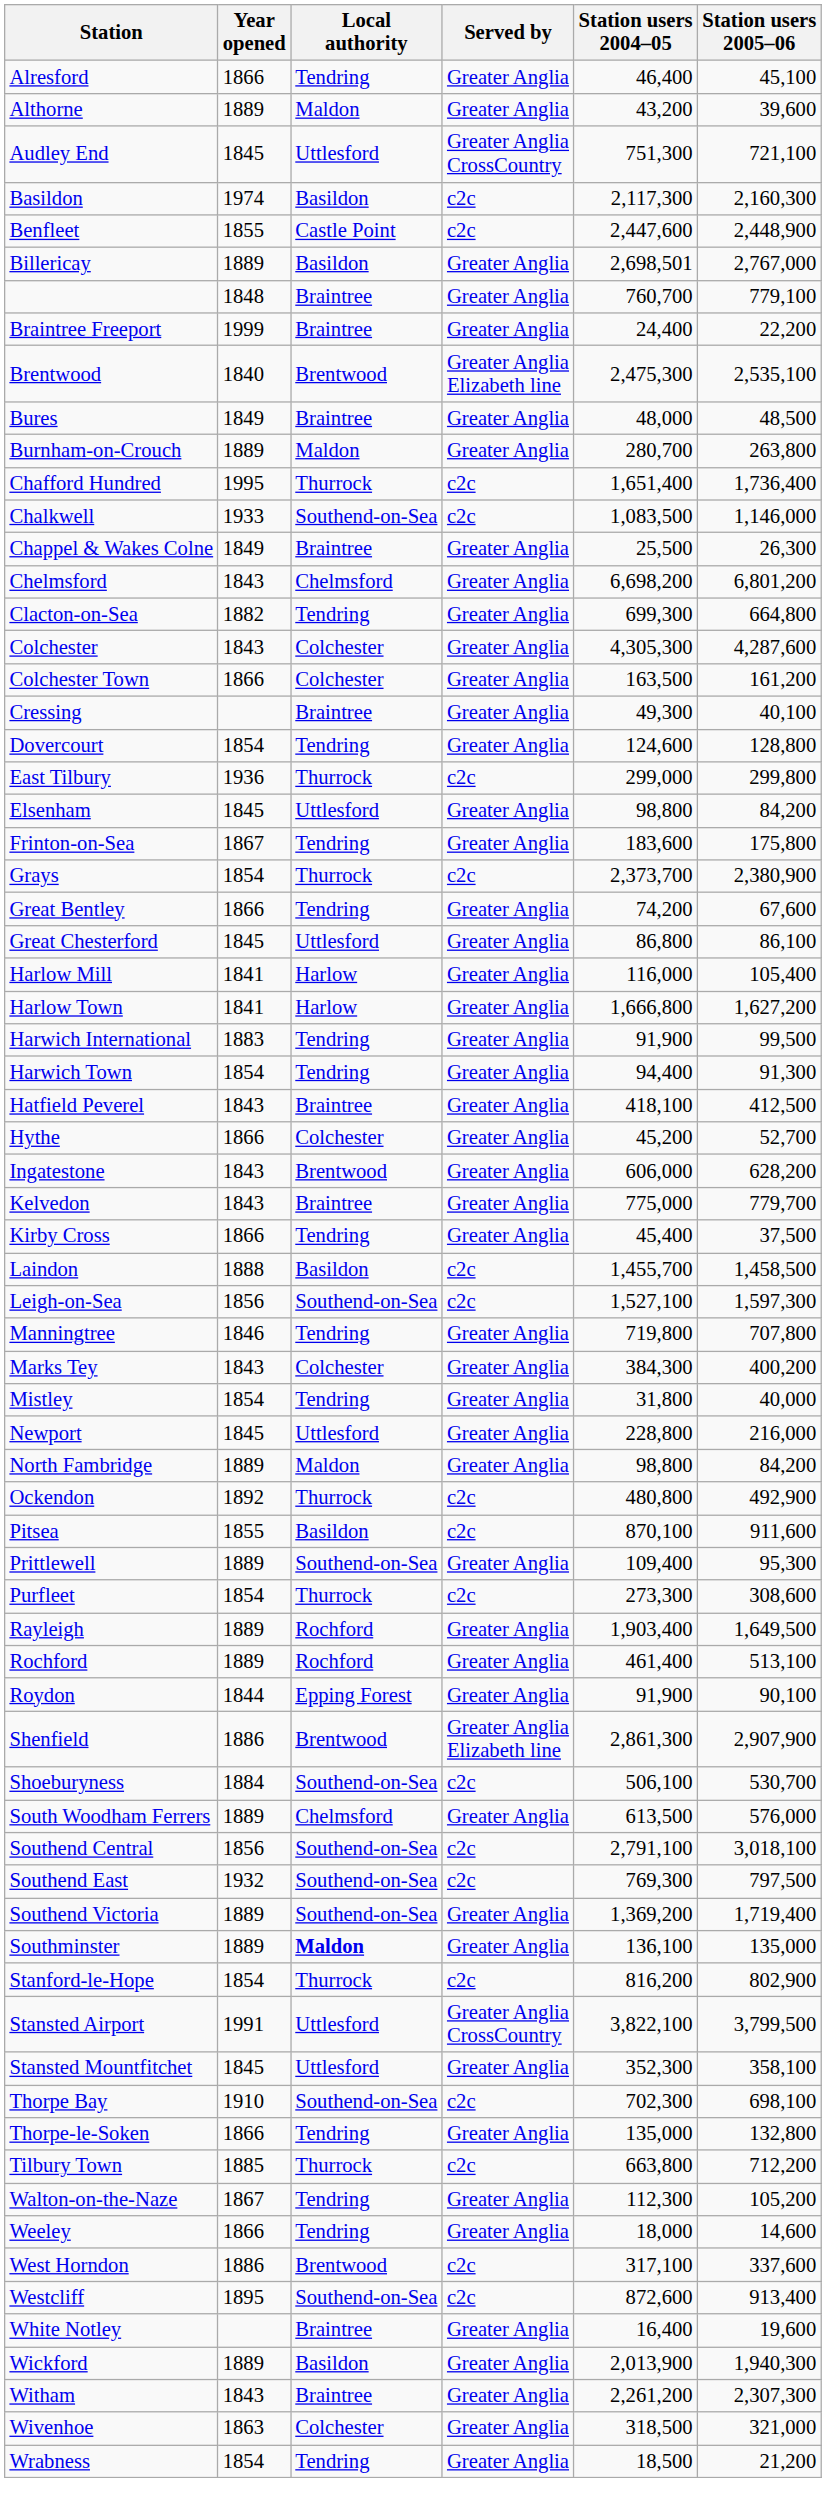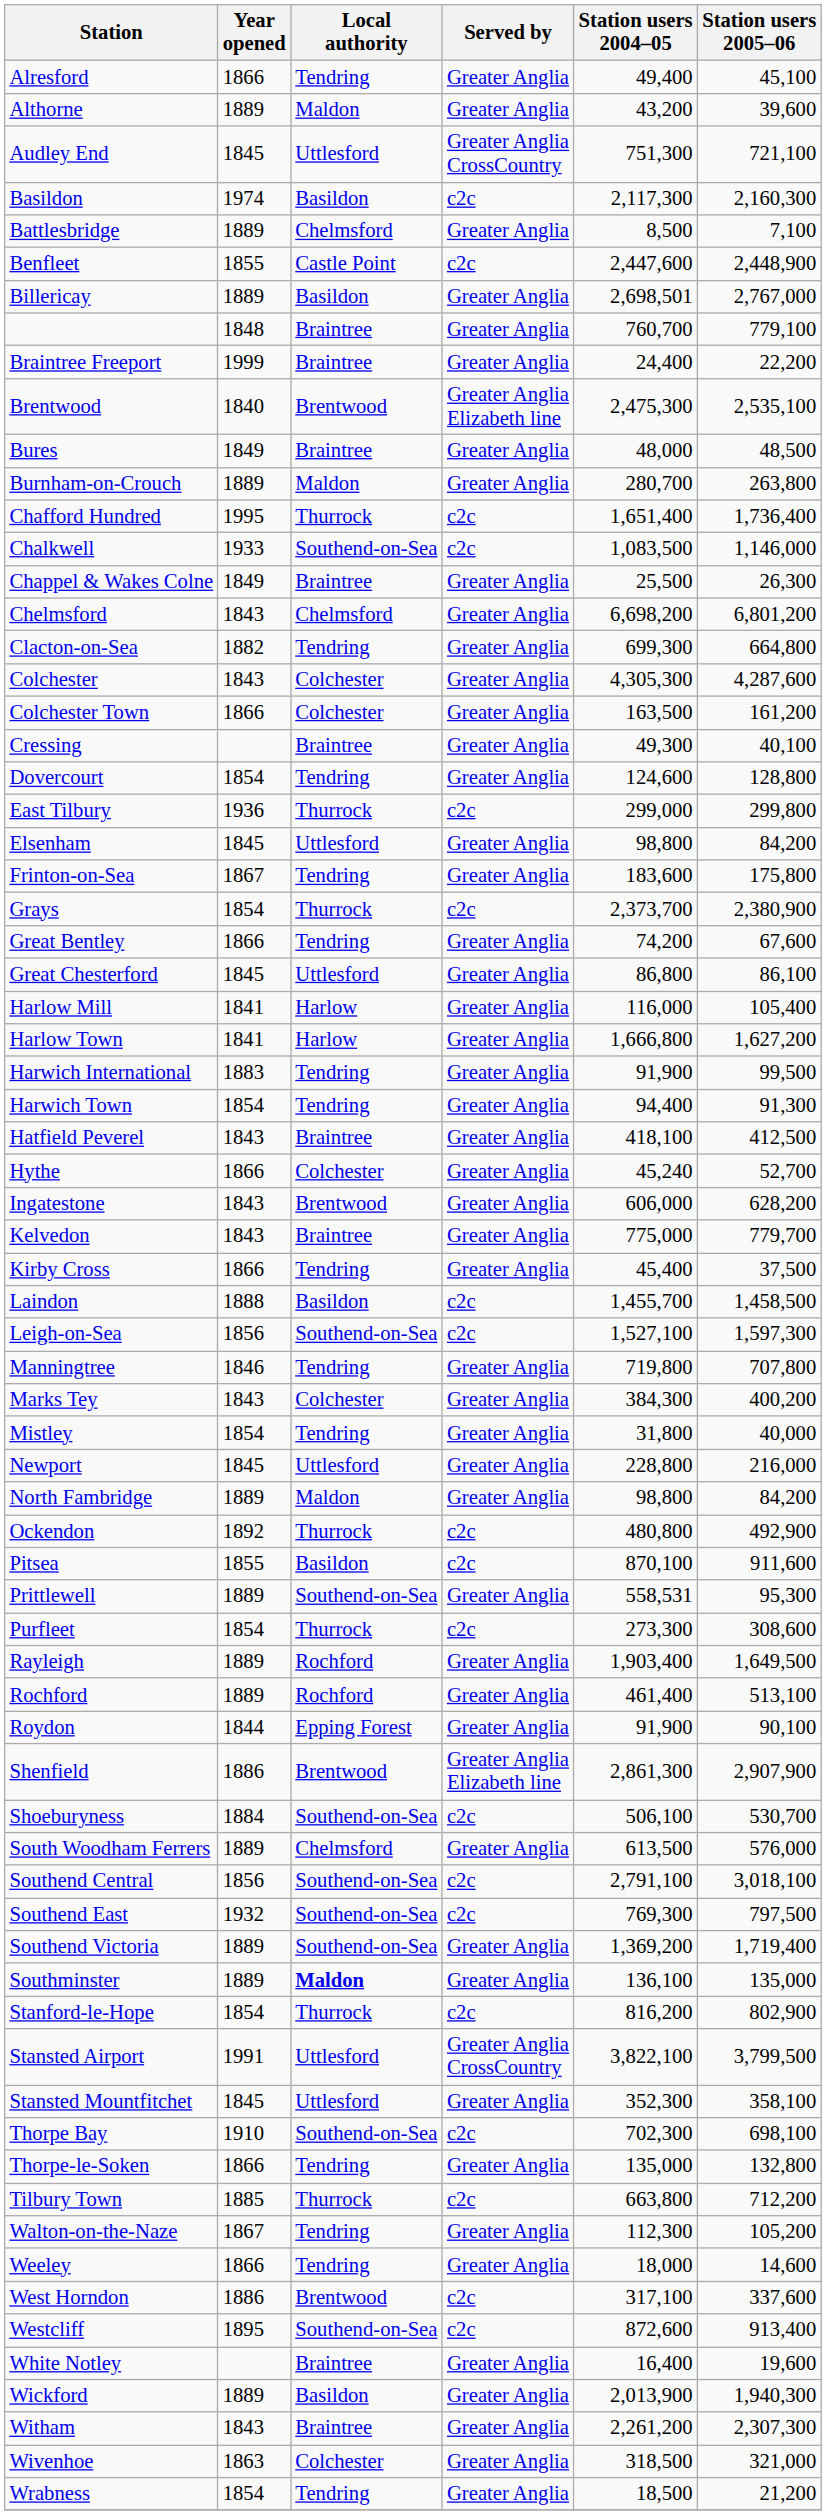(664, 76) 46,400 -> (664, 76) 49,400
+ row: (64, 230)
(664, 1138) 45,200 -> (664, 1170) 45,240
(659, 1563) 109,400 -> (659, 1596) 558,531
